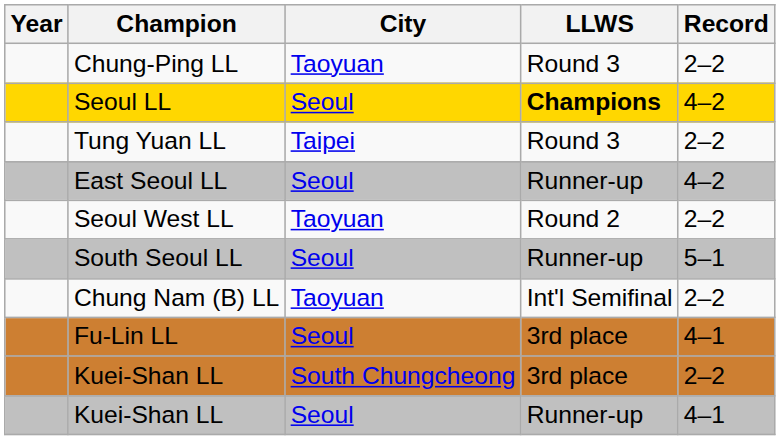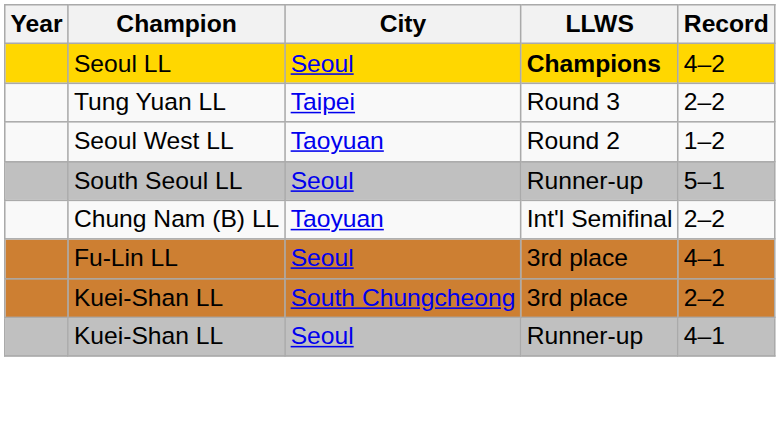- row: (156, 63)
- row: (151, 180)
(704, 219) 2–2 -> (704, 141) 1–2
